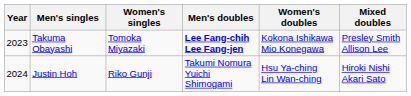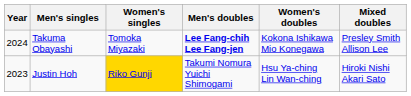(17, 43) 2023 -> (17, 43) 2024
(17, 74) 2024 -> (17, 74) 2023
(130, 74) no background -> (130, 74) gold background
